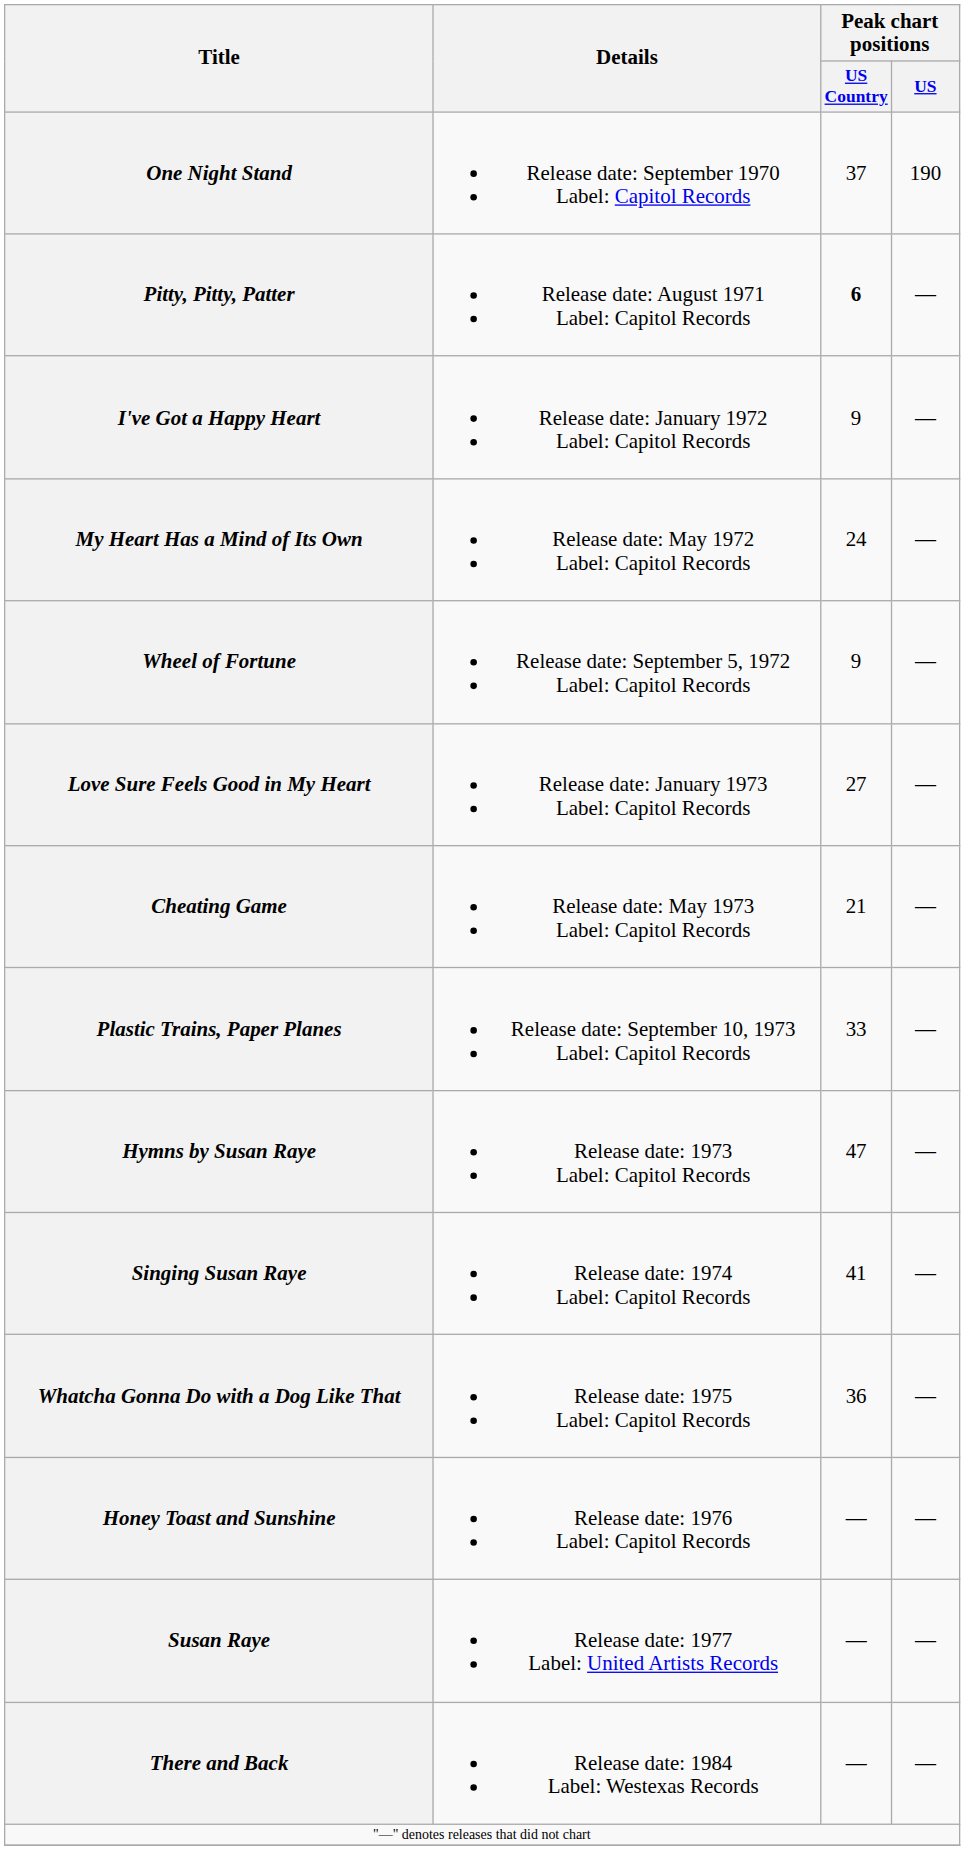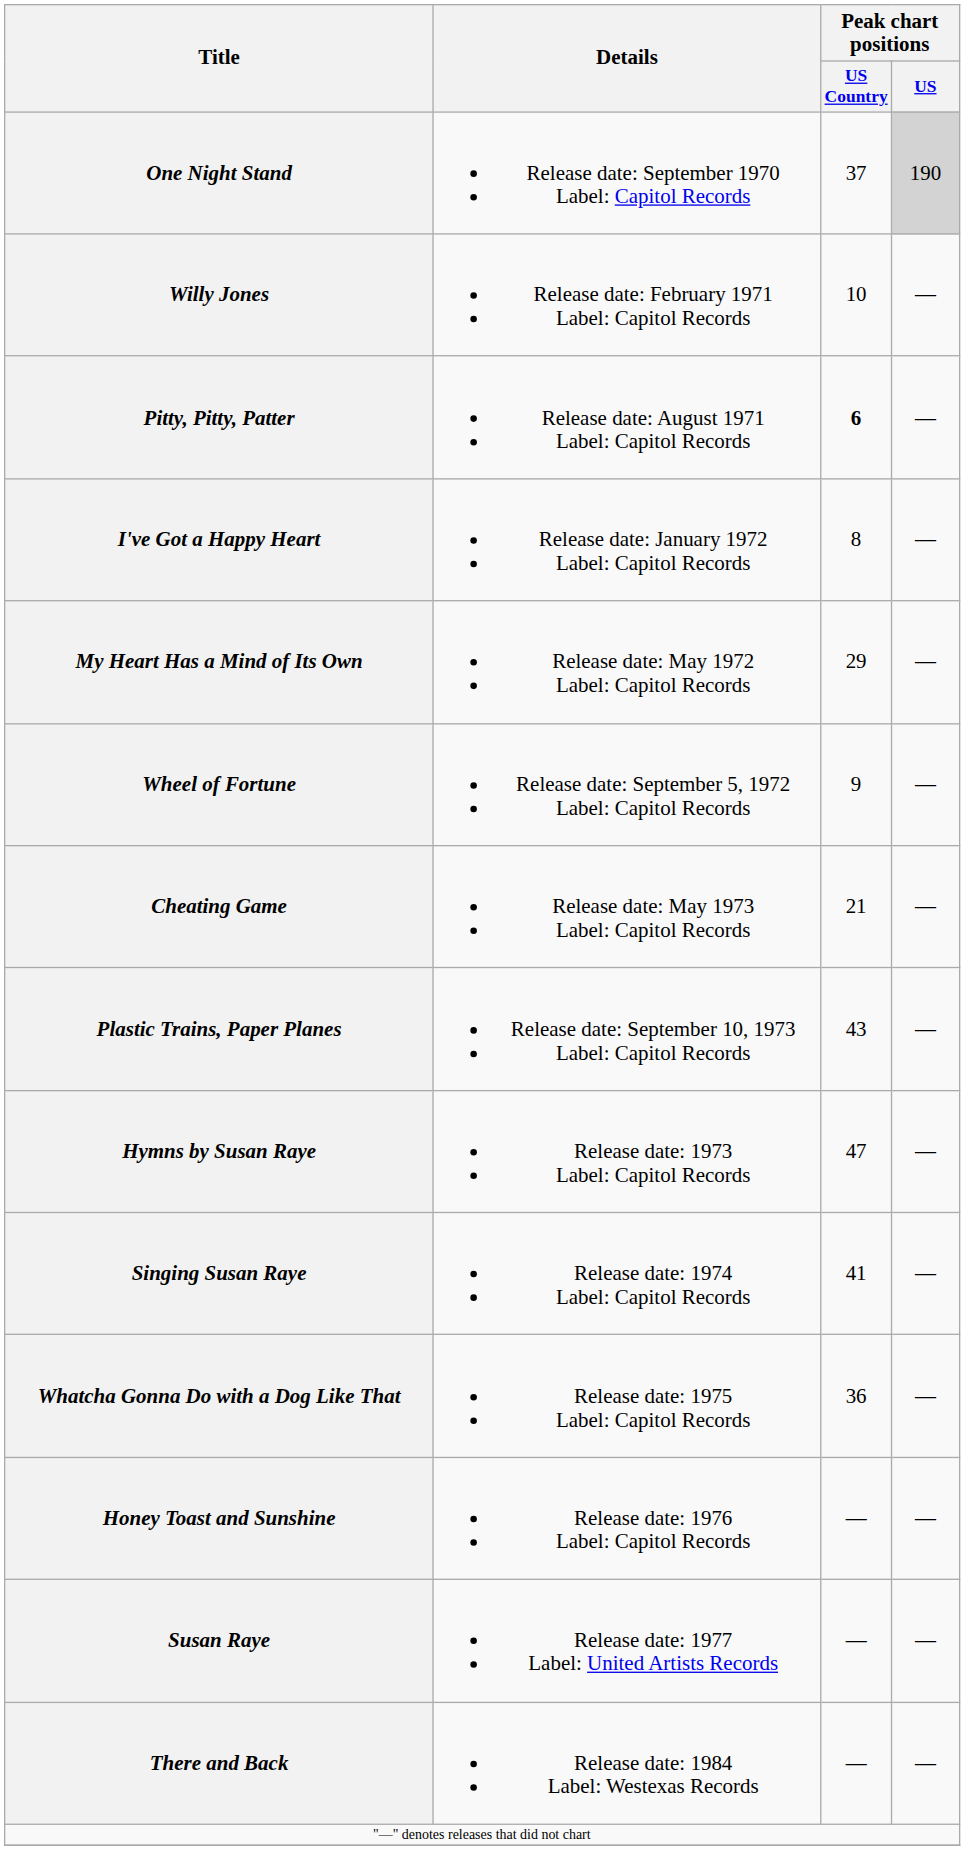(925, 172) no background -> (925, 172) lightgrey background
+ row: (219, 294)
(856, 417) 9 -> (856, 539) 8
(856, 539) 24 -> (856, 661) 29
- row: (219, 784)
(856, 1028) 33 -> (856, 1028) 43
